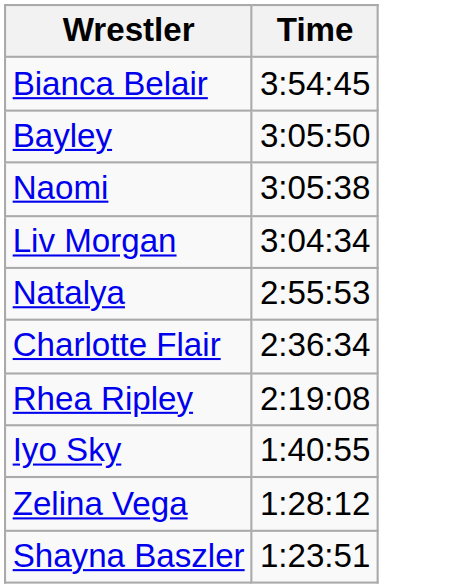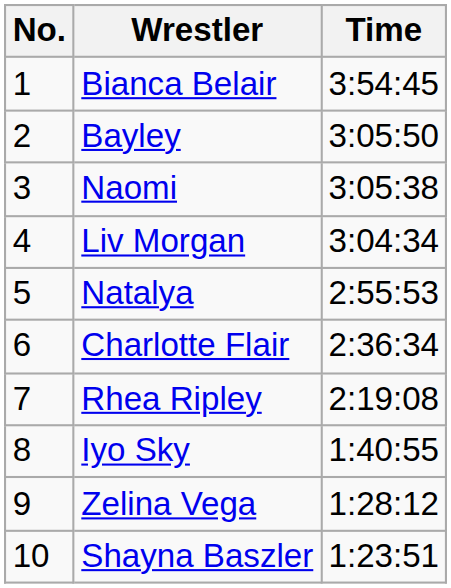+ column: (39, 30)
